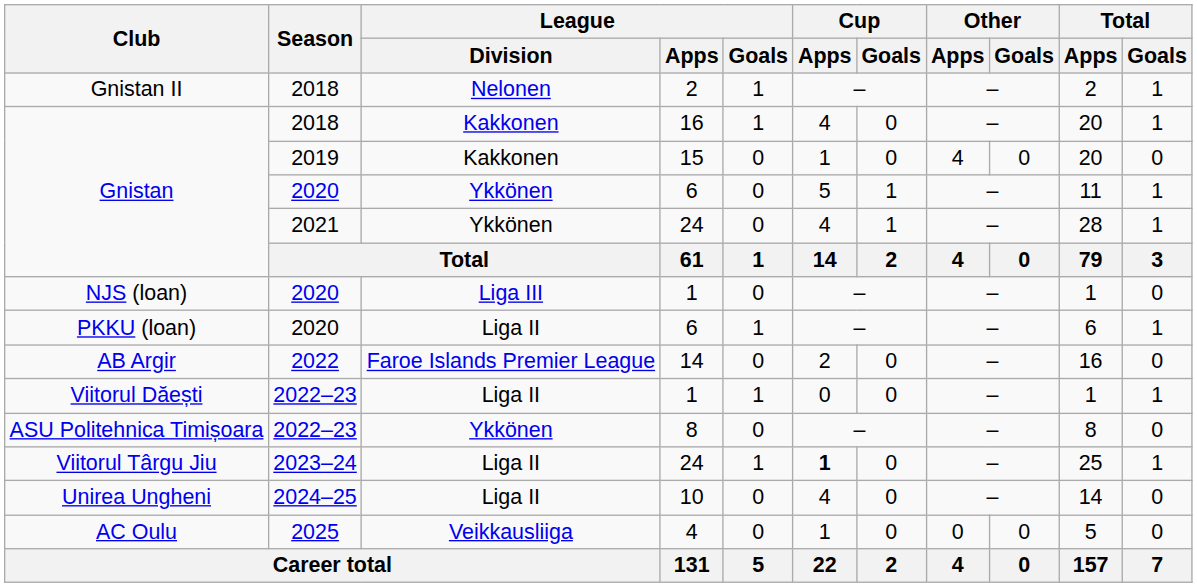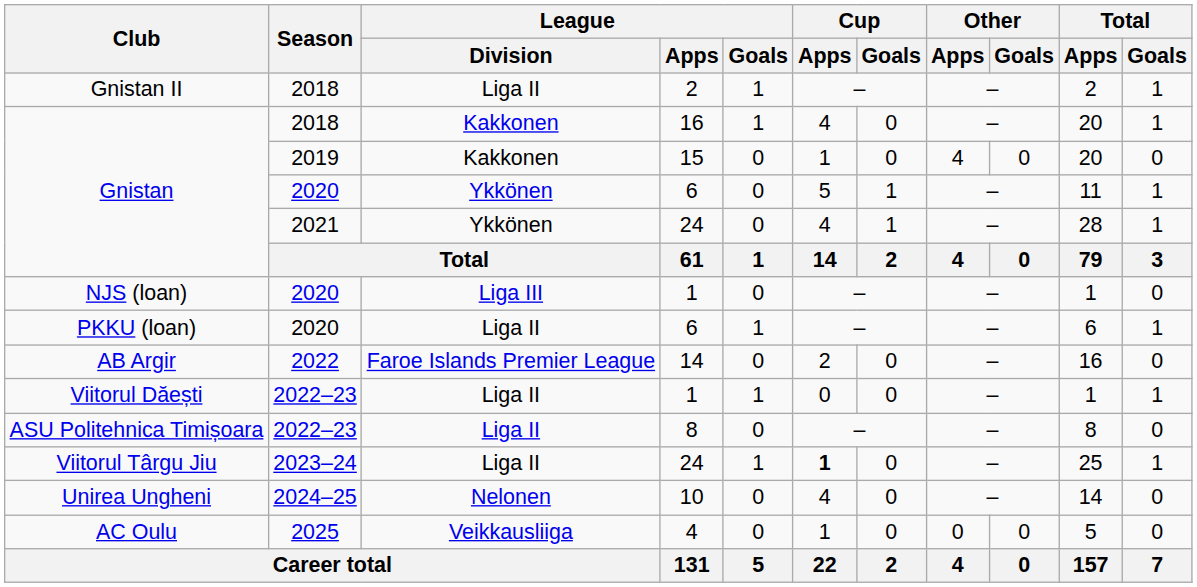(511, 89) Nelonen -> (511, 89) Liga II
(511, 429) Ykkönen -> (511, 429) Liga II
(511, 497) Liga II -> (511, 497) Nelonen
